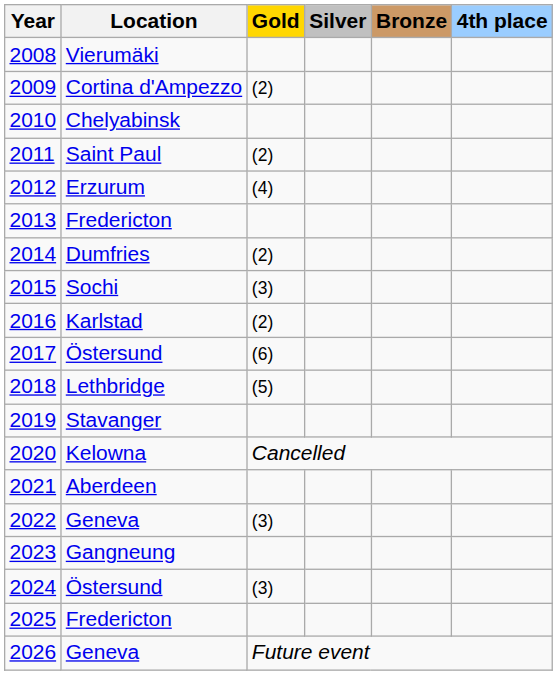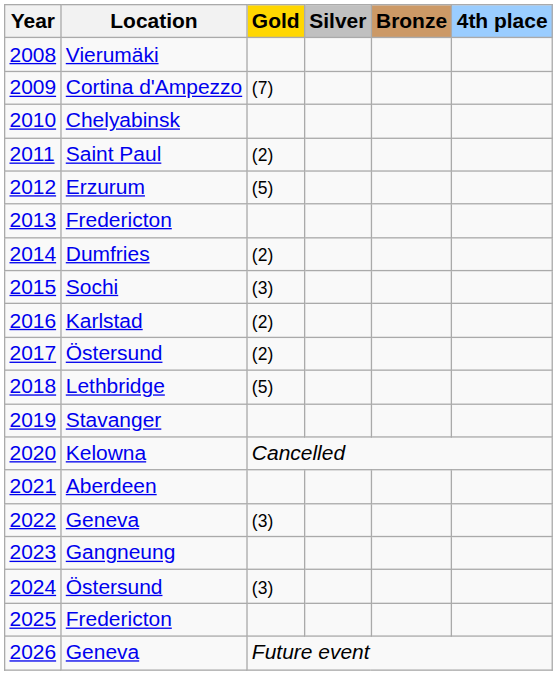(263, 88) (2) -> (263, 88) (7)
(263, 188) (4) -> (263, 188) (5)
(263, 354) (6) -> (263, 354) (2)
